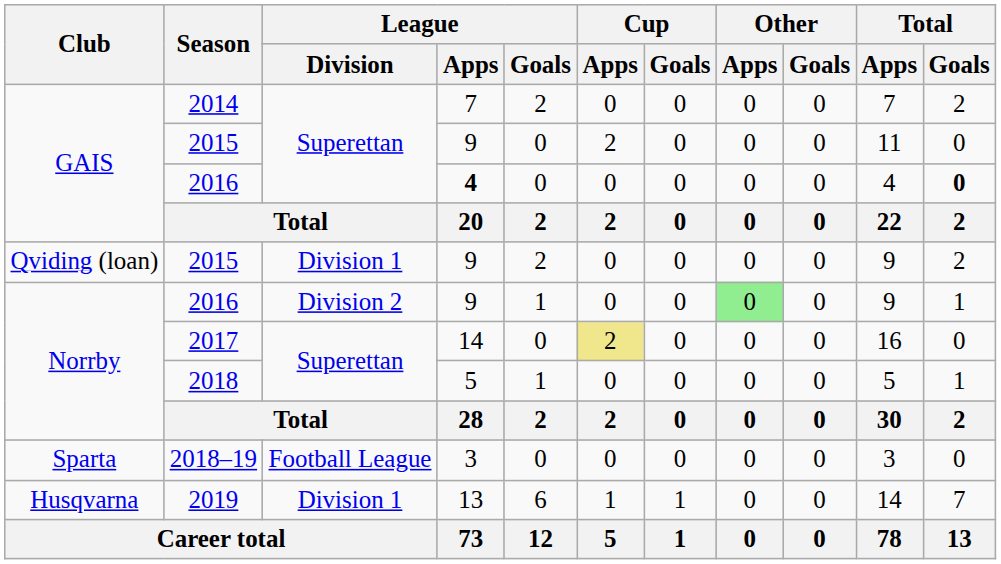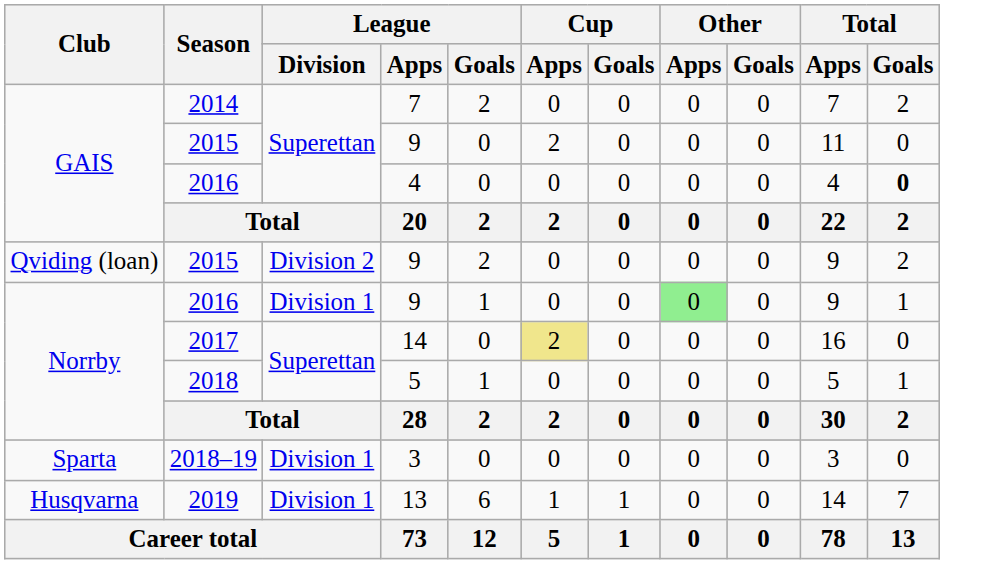(471, 182) bold -> (415, 182) normal
(350, 261) Division 1 -> (322, 261) Division 2
(350, 301) Division 2 -> (322, 301) Division 1
(350, 459) Football League -> (322, 459) Division 1
